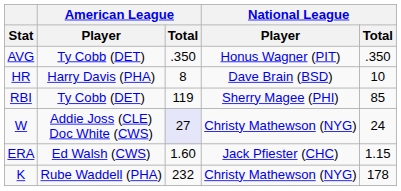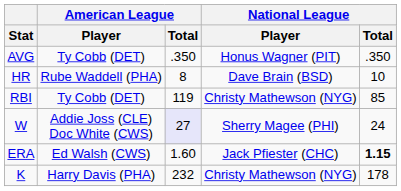(101, 77) Harry Davis (PHA) -> (101, 77) Rube Waddell (PHA)
(280, 98) Sherry Magee (PHI) -> (280, 98) Christy Mathewson (NYG)
(280, 126) Christy Mathewson (NYG) -> (280, 126) Sherry Magee (PHI)
(378, 154) normal -> (378, 154) bold
(101, 175) Rube Waddell (PHA) -> (101, 175) Harry Davis (PHA)
